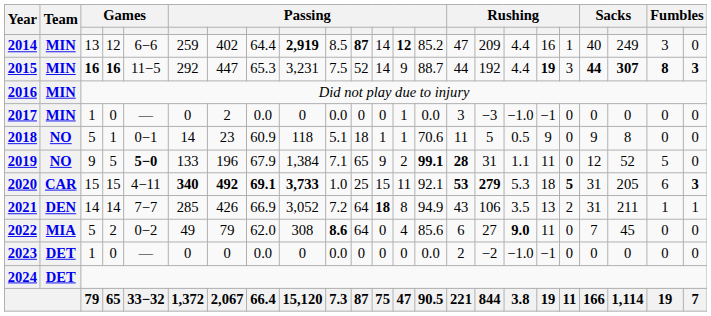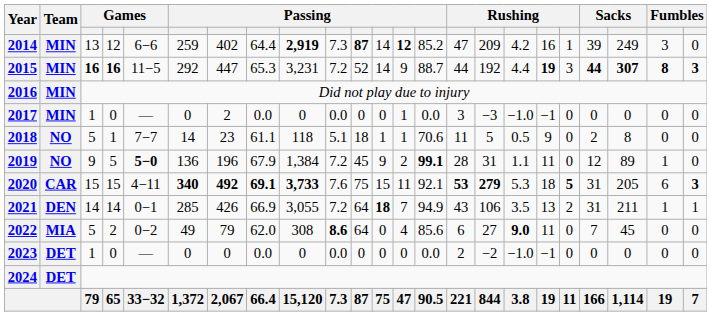(338, 45) 8.5 -> (338, 45) 7.3
(520, 45) 4.4 -> (520, 45) 4.2
(594, 45) 40 -> (594, 45) 39
(338, 68) 7.5 -> (338, 68) 7.2
(146, 138) 0−1 -> (146, 138) 7−7
(263, 138) 60.9 -> (263, 138) 61.1
(594, 138) 9 -> (594, 138) 2
(188, 161) 133 -> (188, 161) 136
(338, 161) 7.1 -> (338, 161) 7.2
(361, 161) 65 -> (361, 161) 45
(461, 161) bold -> (461, 161) normal
(628, 161) 52 -> (628, 161) 89
(665, 161) 5 -> (665, 161) 1
(338, 184) 1.0 -> (338, 184) 7.6
(361, 184) 25 -> (361, 184) 75
(146, 207) 7−7 -> (146, 207) 0−1
(302, 207) 3,052 -> (302, 207) 3,055
(404, 207) 8 -> (404, 207) 7
